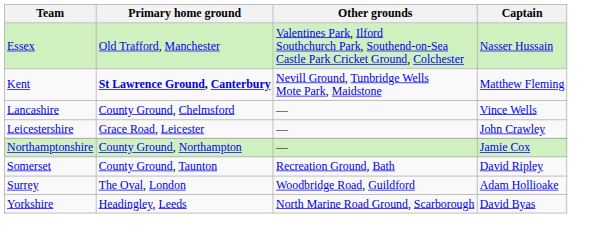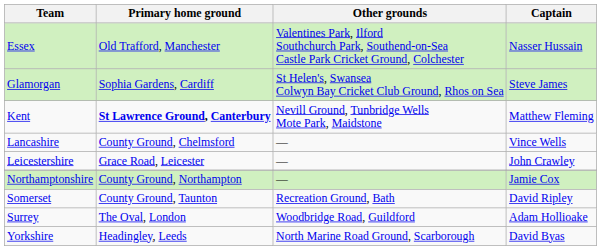+ row: (34, 84)
